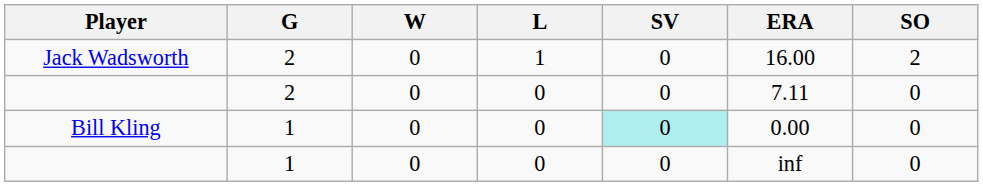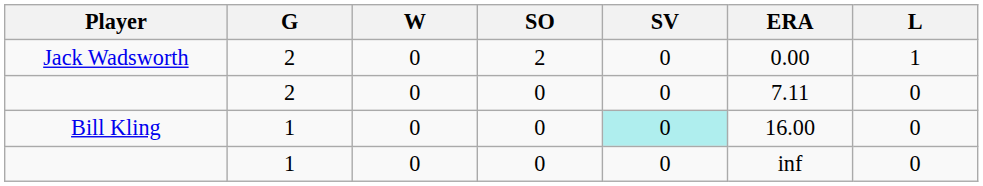columns swapped: (540, 22) <-> (915, 22)
(790, 57) 16.00 -> (790, 57) 0.00
(790, 127) 0.00 -> (790, 127) 16.00
